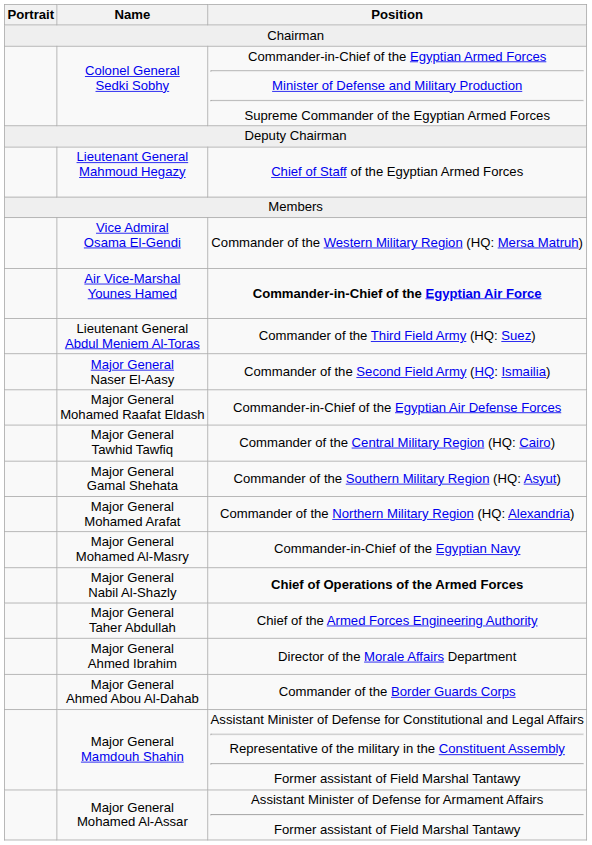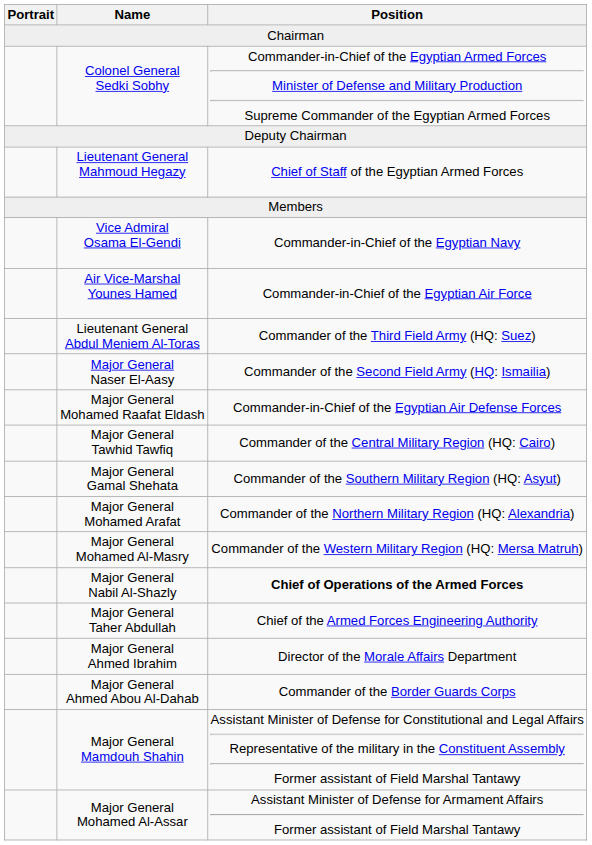(397, 243) Commander of the Western Military Region (HQ: Mersa Matruh) -> (397, 243) Commander-in-Chief of the Egyptian Navy
(397, 293) bold -> (397, 293) normal
(397, 549) Commander-in-Chief of the Egyptian Navy -> (397, 549) Commander of the Western Military Region (HQ: Mersa Matruh)
